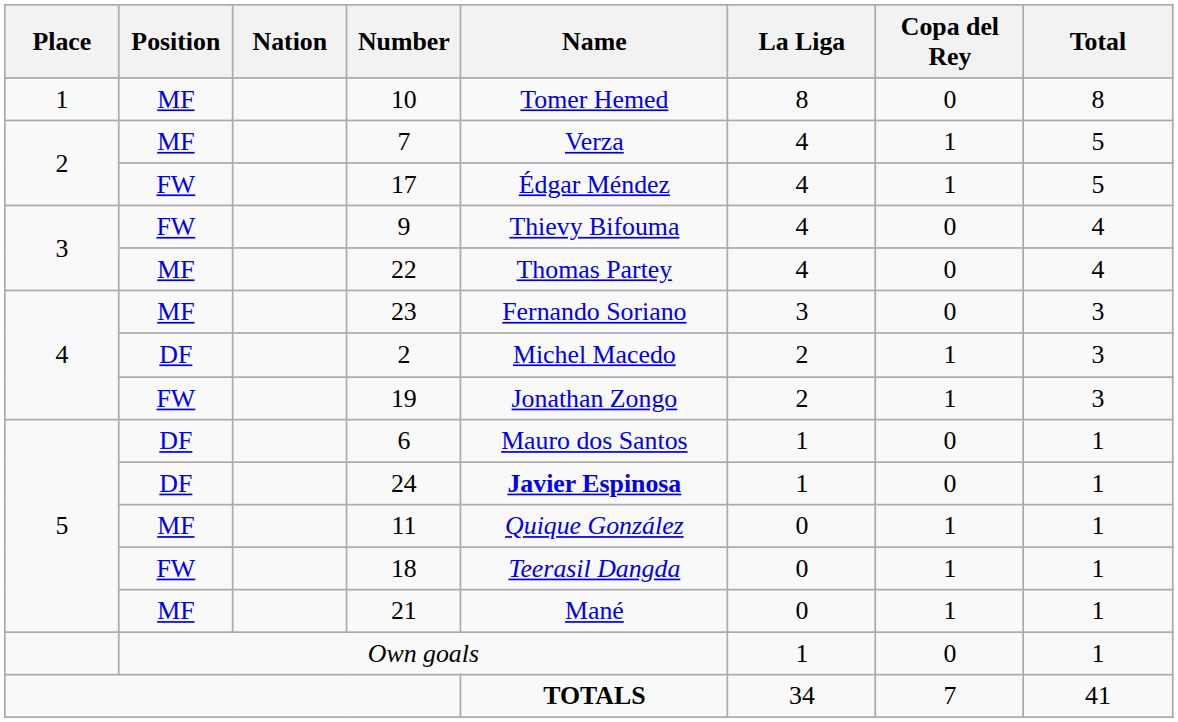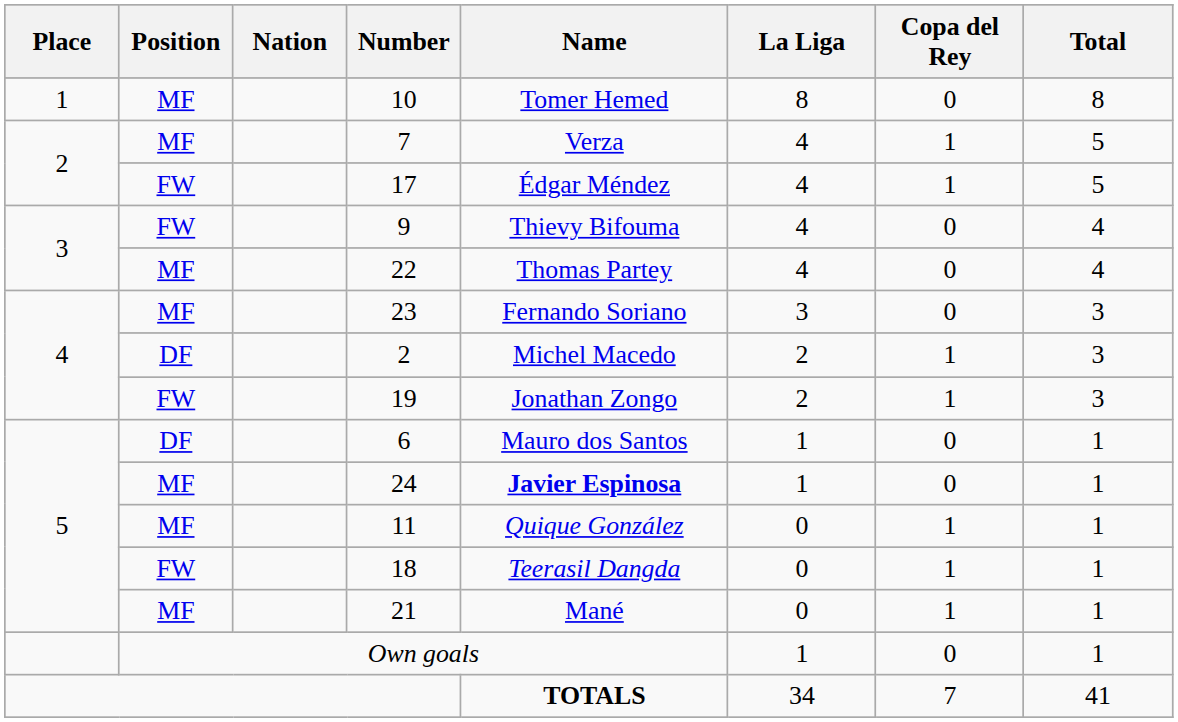(176, 482) DF -> (176, 482) MF
